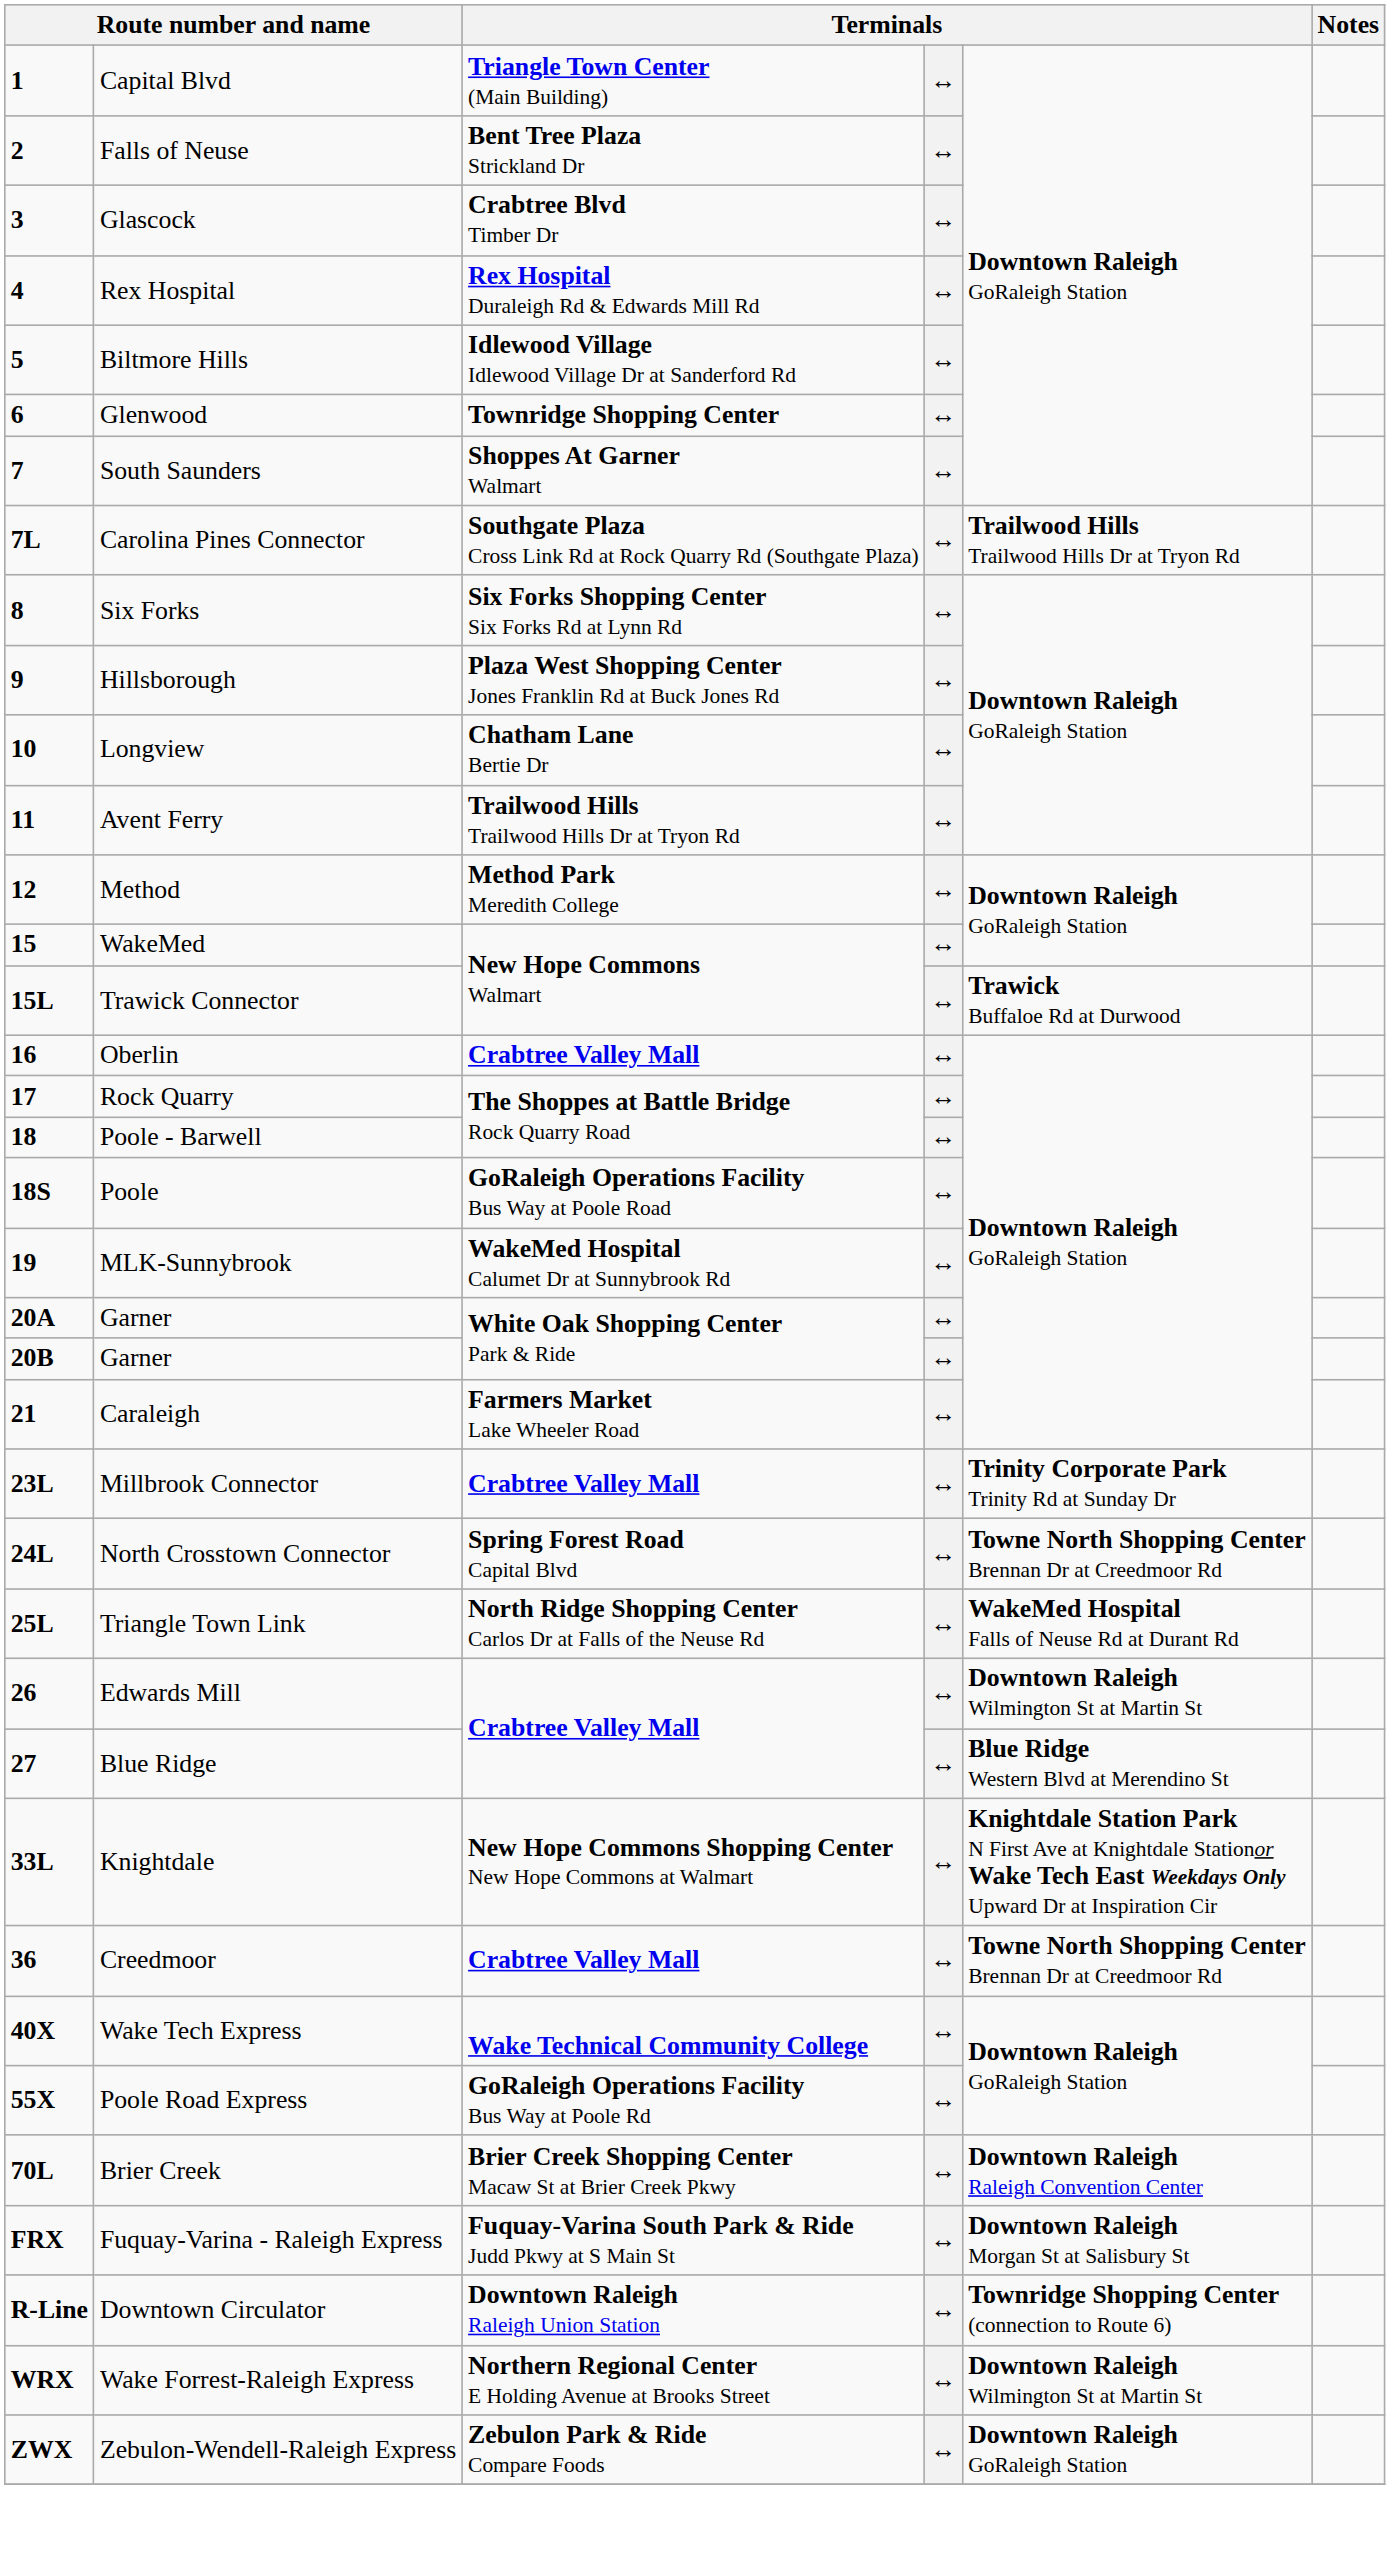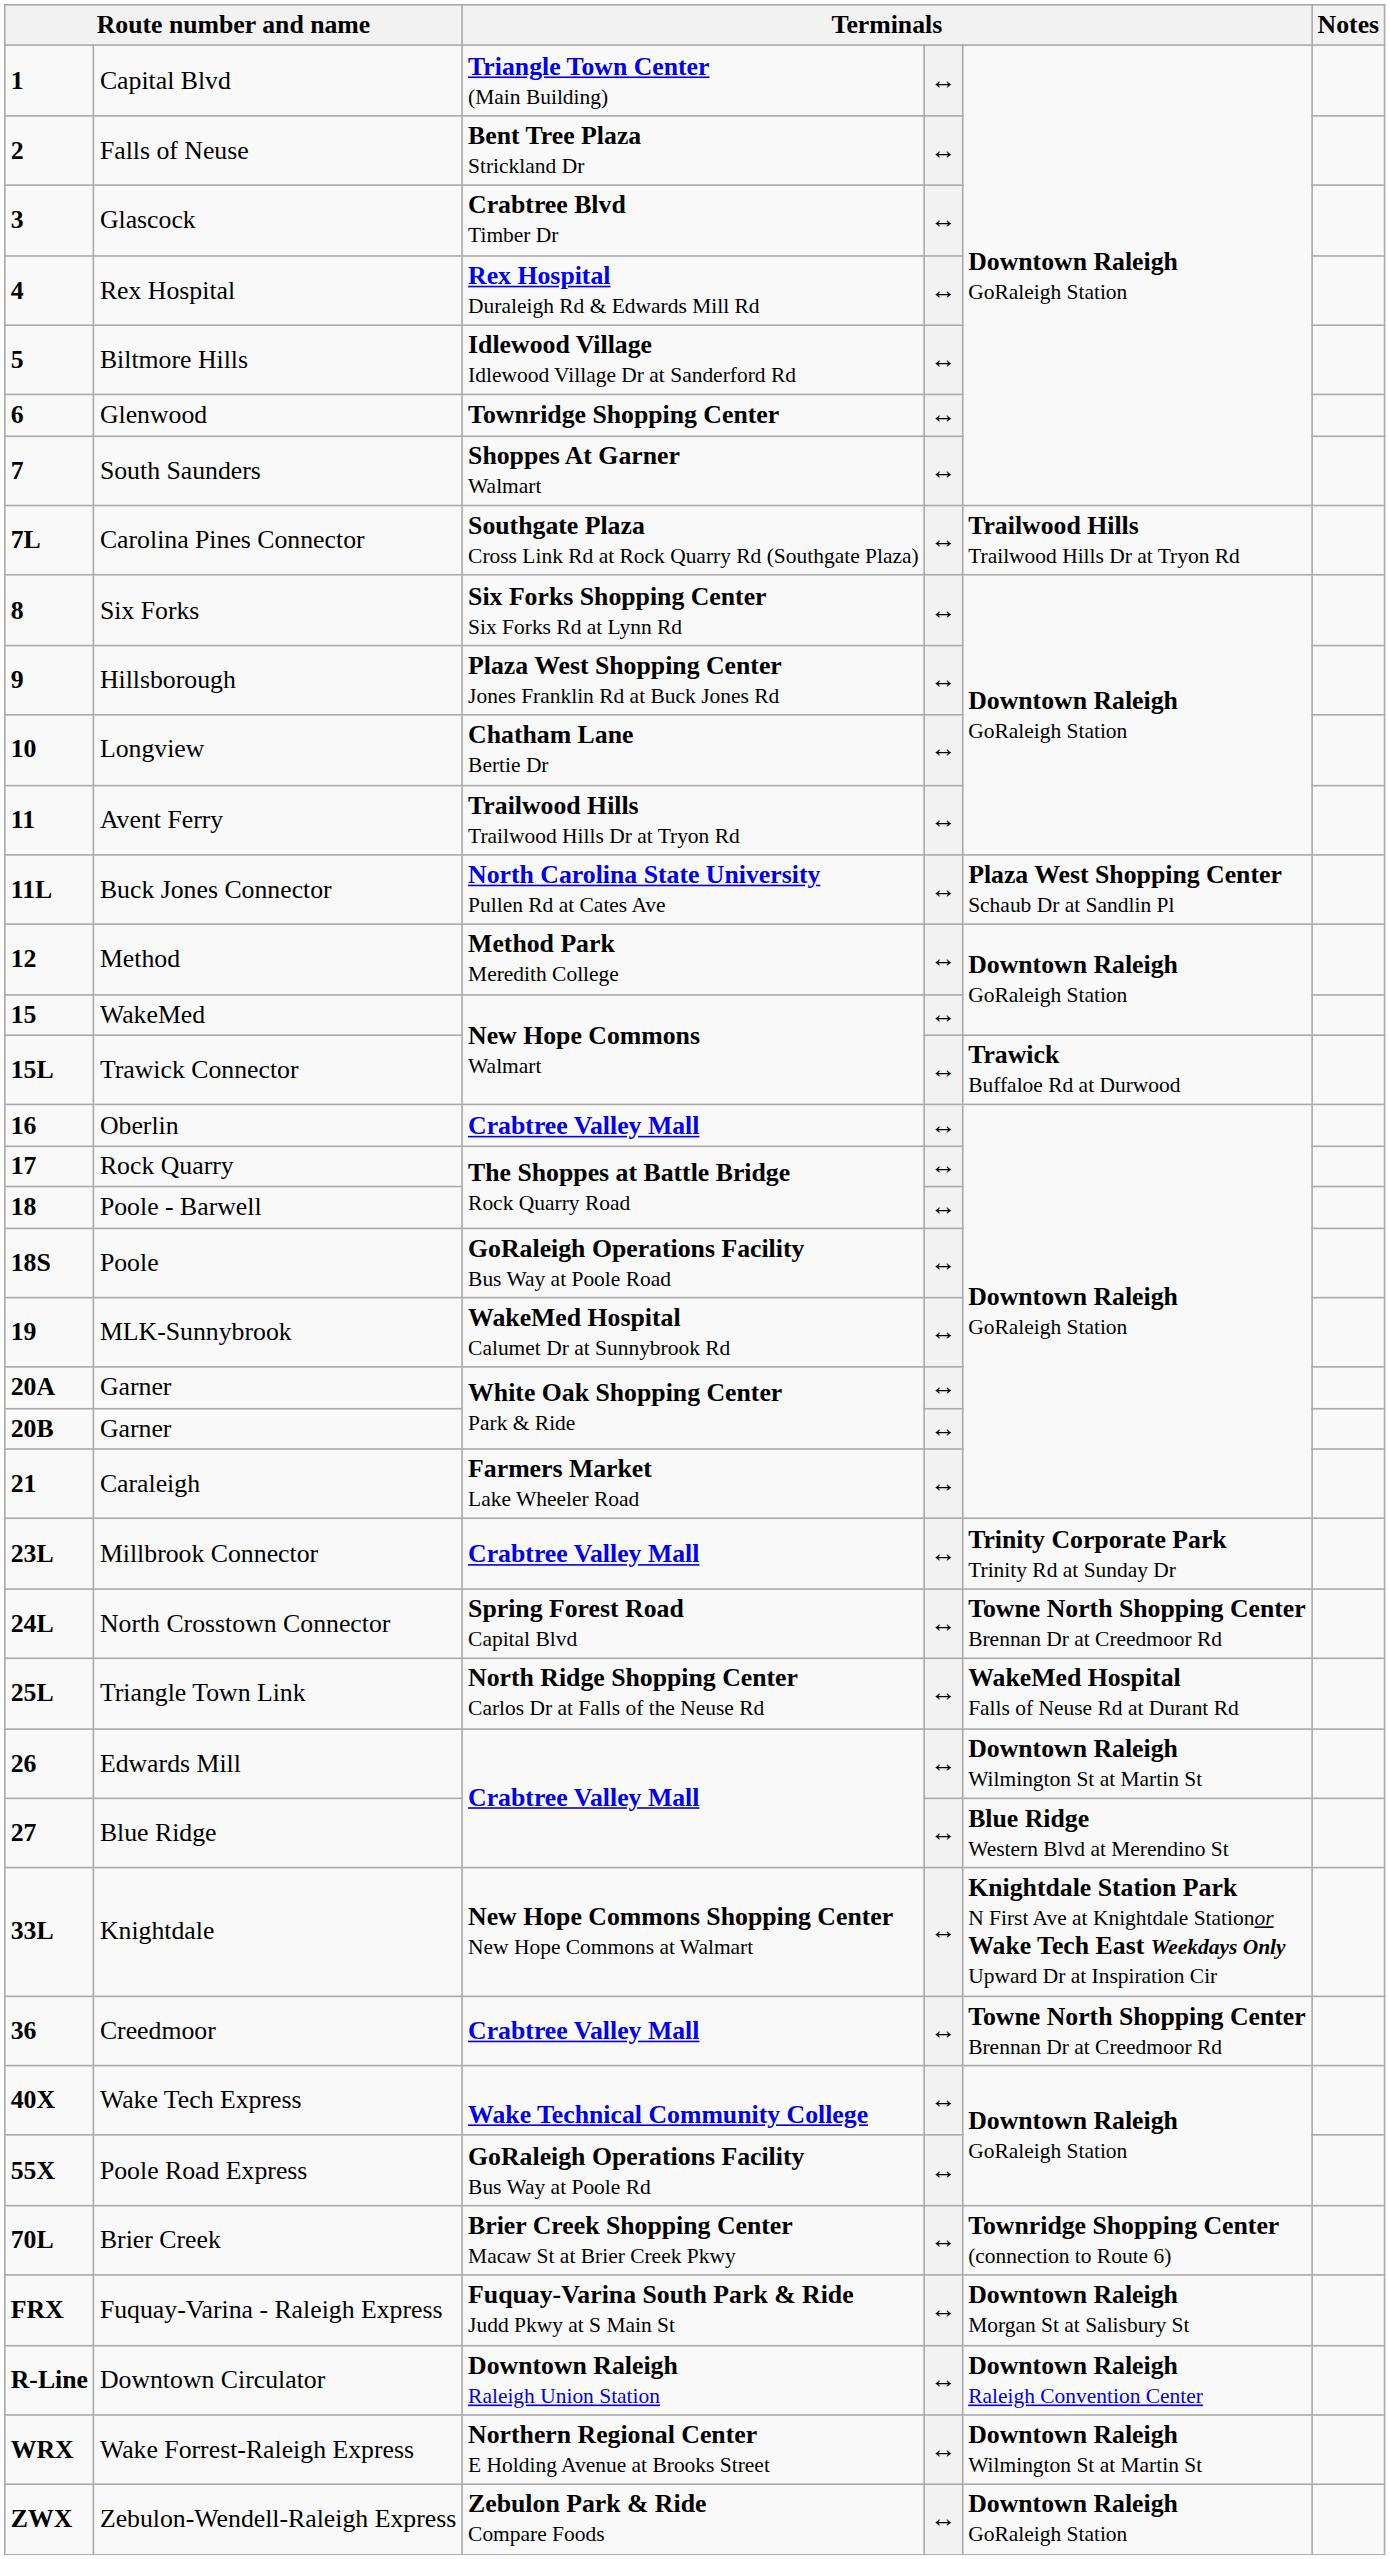+ row: (32, 889)
(1086, 2170) Downtown Raleigh Raleigh Convention Center -> (1124, 2239) Townridge Shopping Center (connection to Route 6)
(1124, 2309) Townridge Shopping Center (connection to Route 6) -> (1086, 2379) Downtown Raleigh Raleigh Convention Center
